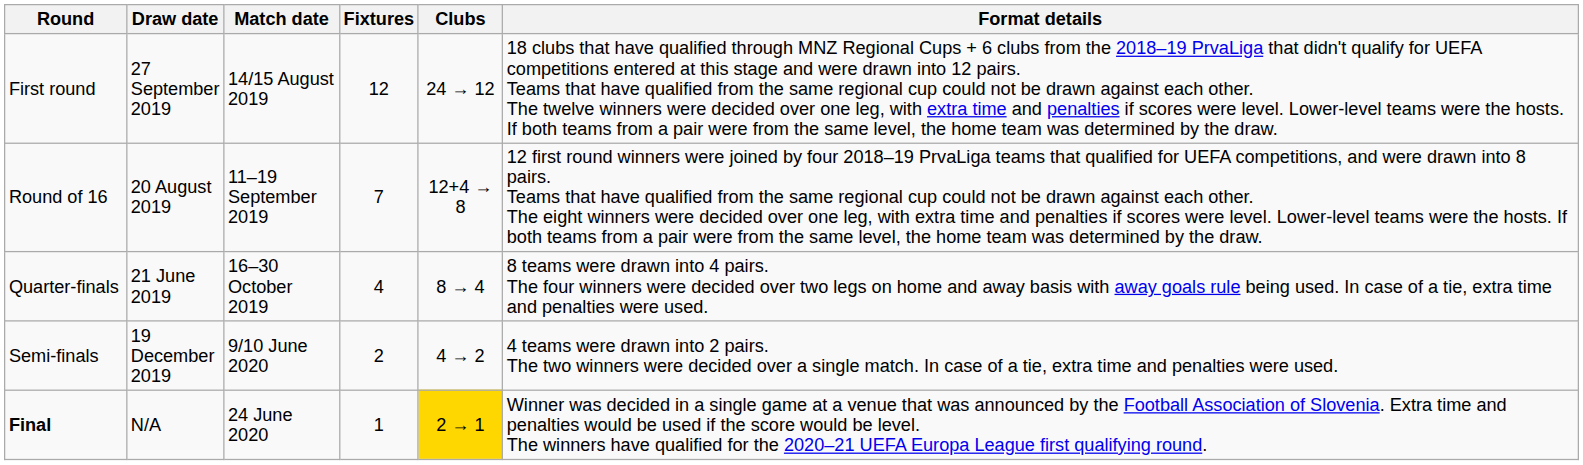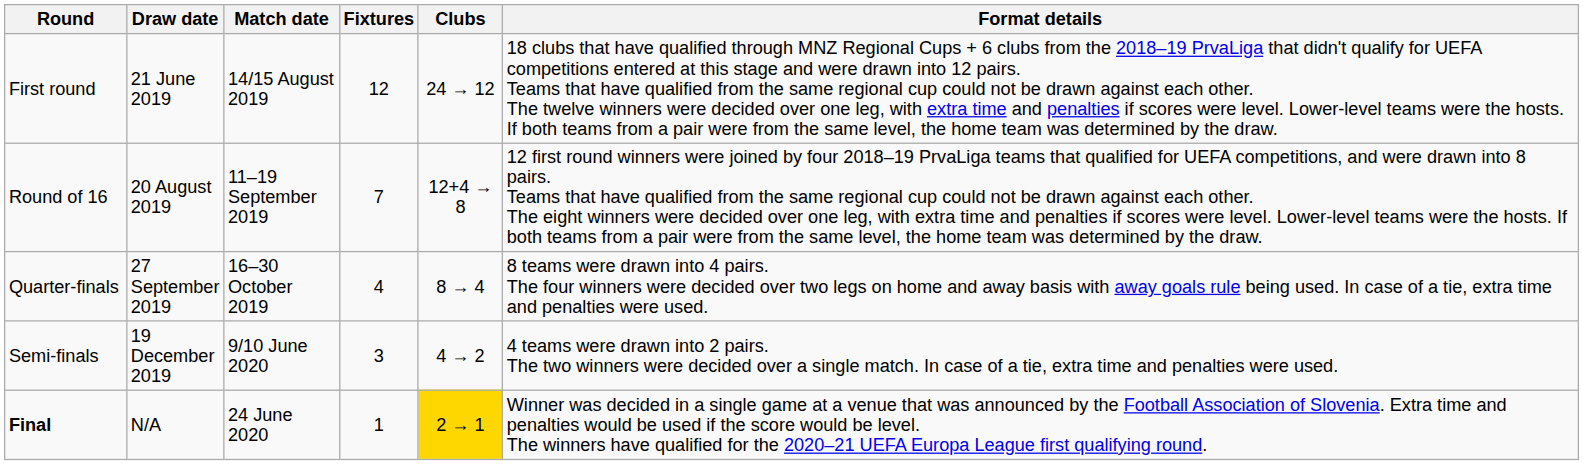(175, 88) 27 September 2019 -> (163, 88) 21 June 2019
(163, 287) 21 June 2019 -> (175, 287) 27 September 2019
(379, 356) 2 -> (379, 356) 3
